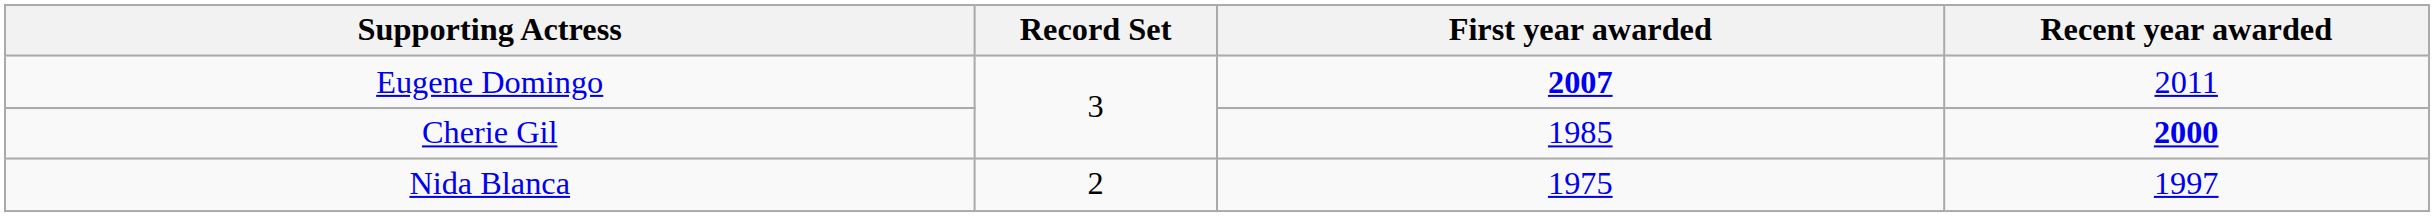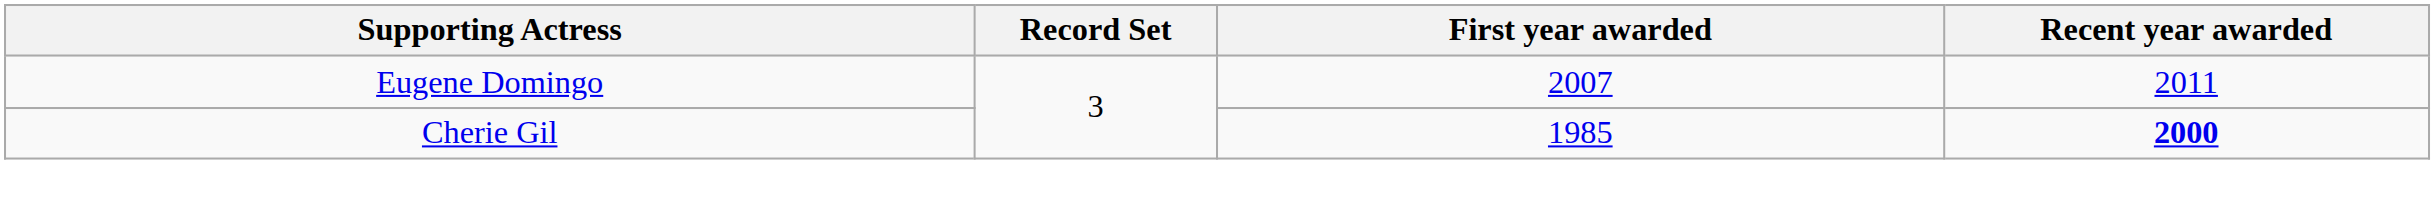(1580, 81) bold -> (1580, 81) normal
- row: (490, 183)
